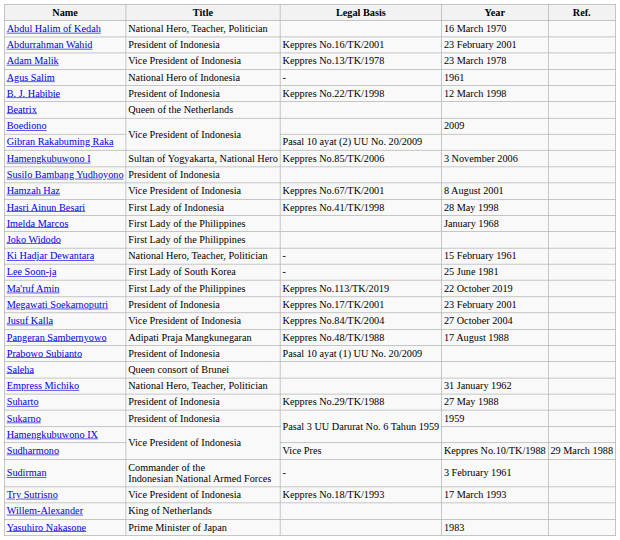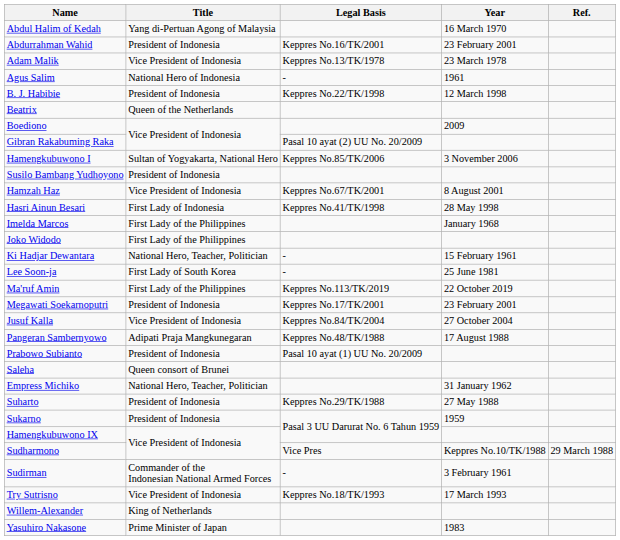(198, 28) National Hero, Teacher, Politician -> (202, 28) Yang di-Pertuan Agong of Malaysia
